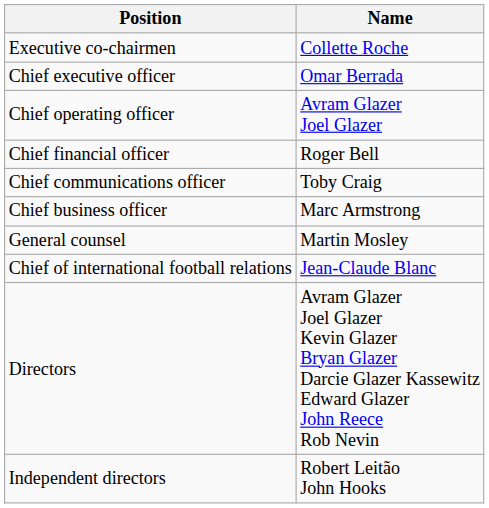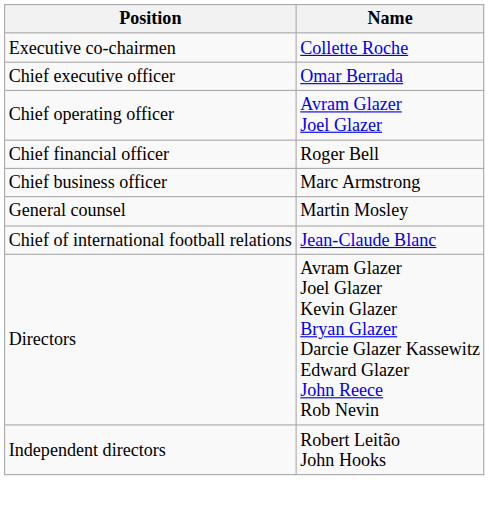- row: (117, 182)
